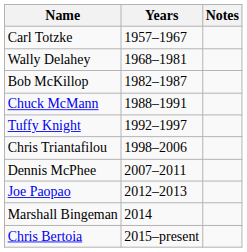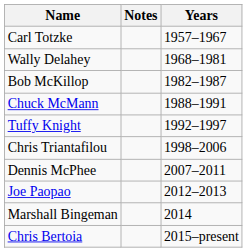columns swapped: (162, 15) <-> (222, 15)
